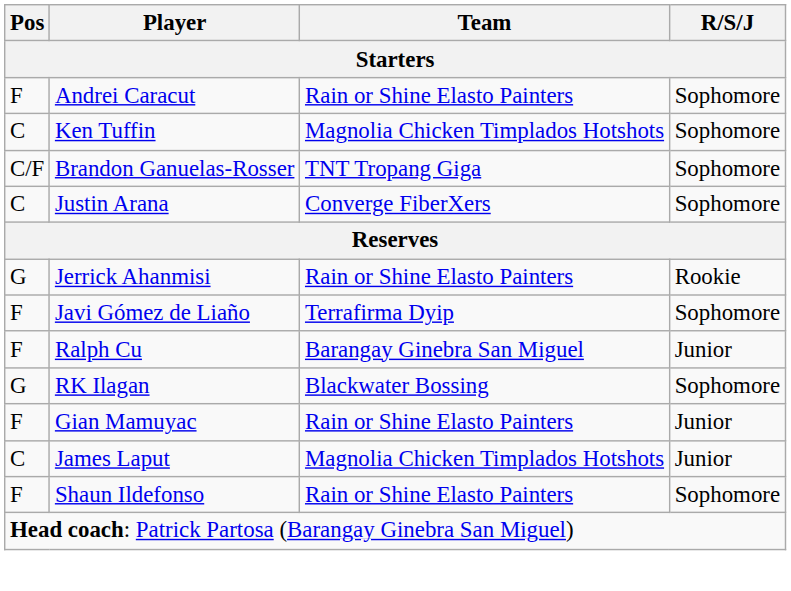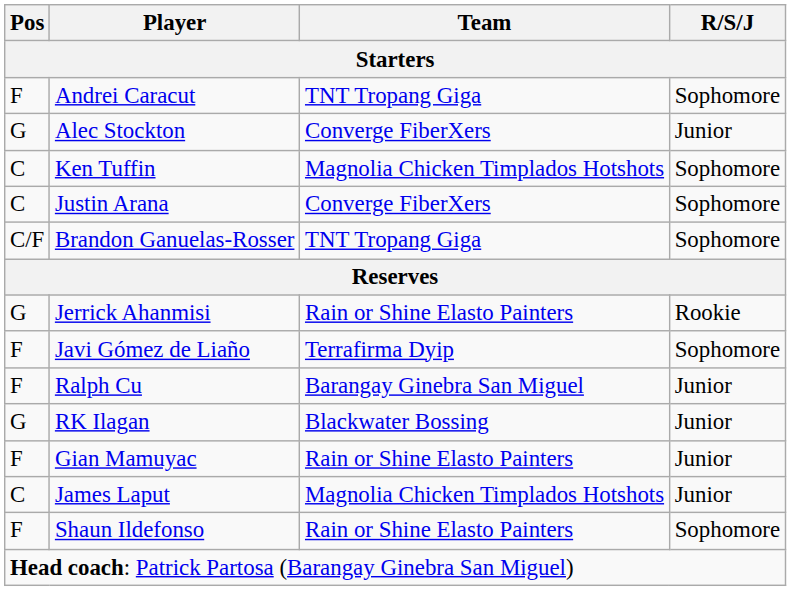(439, 95) Rain or Shine Elasto Painters -> (393, 95) TNT Tropang Giga
+ row: (120, 131)
rows swapped: (175, 167) <-> (112, 204)
(727, 385) Sophomore -> (703, 421) Junior
